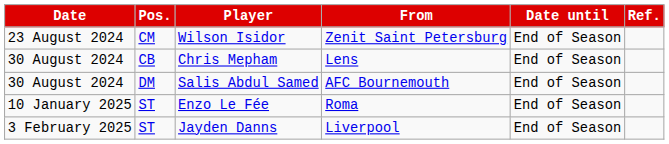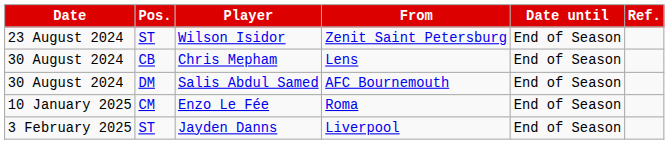(147, 38) CM -> (147, 38) ST
(147, 106) ST -> (147, 106) CM
